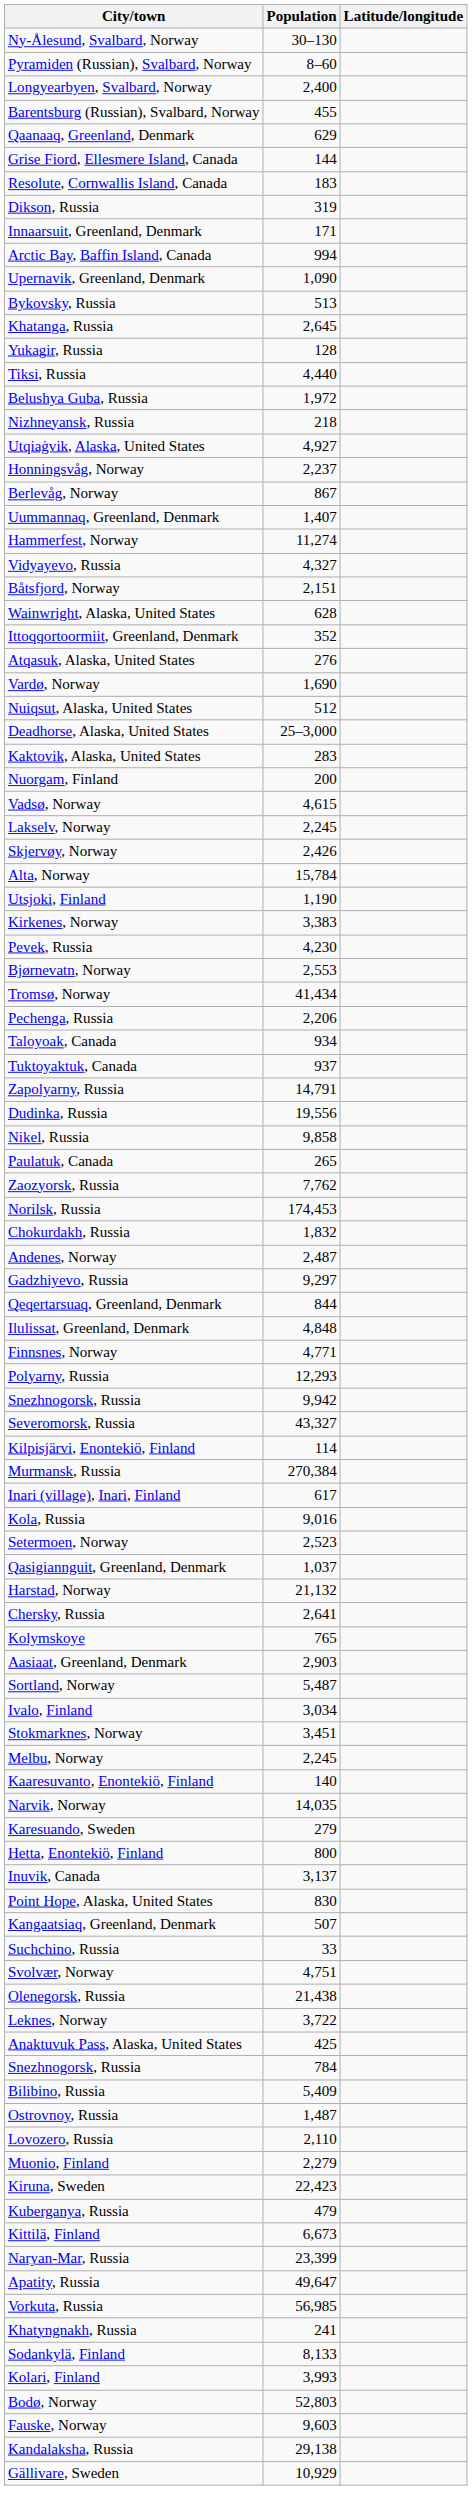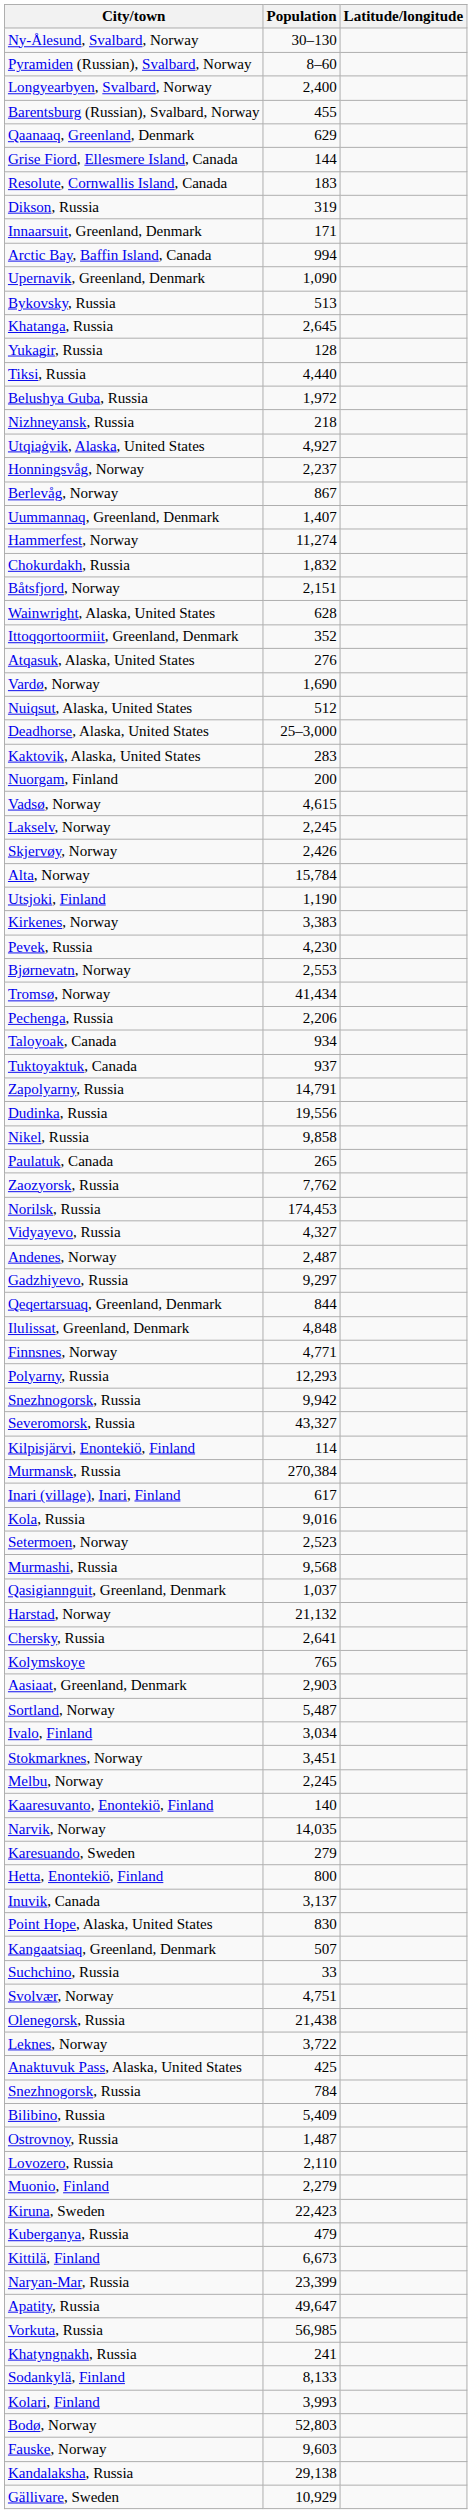rows swapped: (69, 1232) <-> (64, 565)
+ row: (63, 1566)
